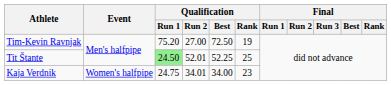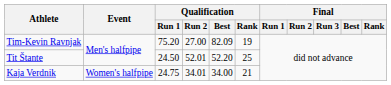(222, 42) 72.50 -> (222, 42) 82.09
(169, 58) lightgreen background -> (169, 58) no background
(222, 58) 52.25 -> (222, 58) 52.20
(247, 73) 23 -> (247, 73) 21
